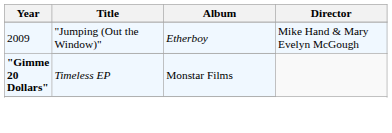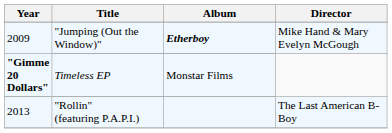(187, 37) normal -> (188, 37) bold
+ row: (97, 112)
